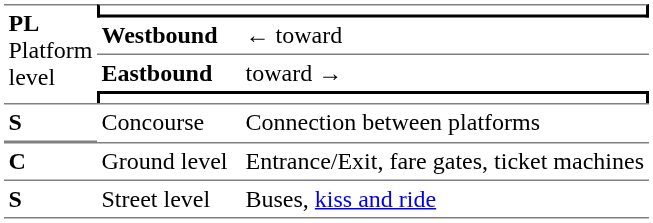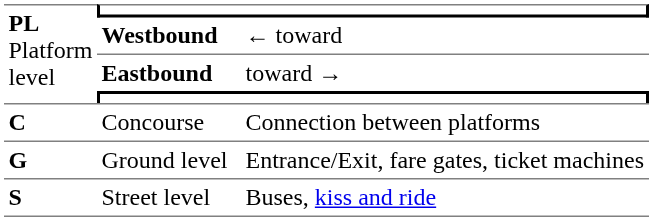(15, 122) S -> (17, 122) C
(17, 161) C -> (18, 159) G
